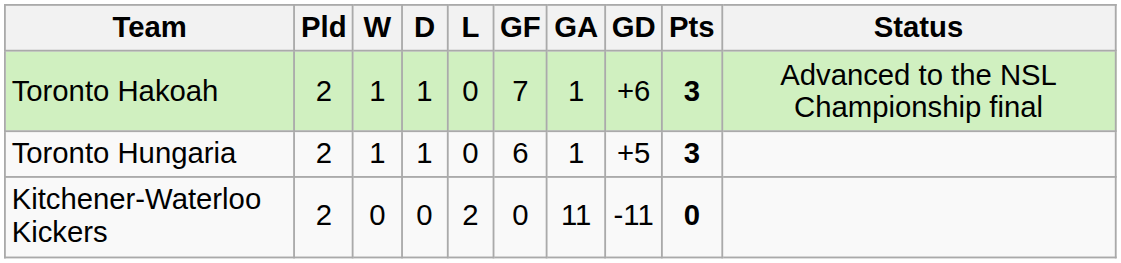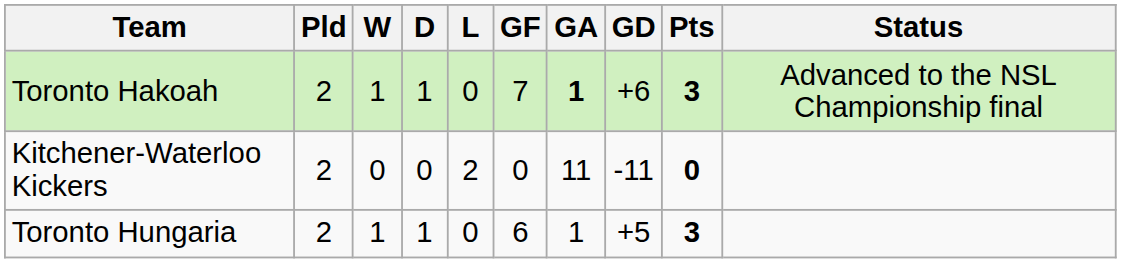(576, 90) normal -> (576, 90) bold
rows swapped: (124, 153) <-> (136, 216)
